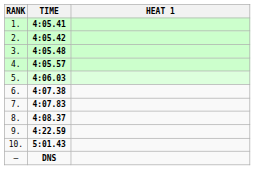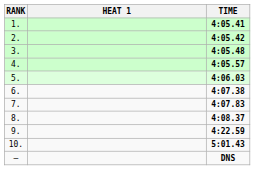columns swapped: (160, 11) <-> (49, 11)
